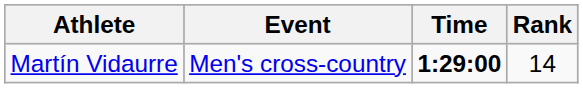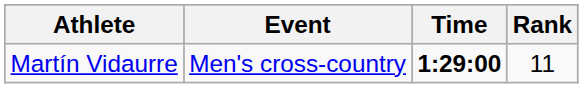(542, 63) 14 -> (542, 63) 11
